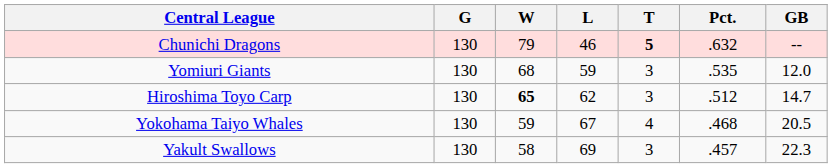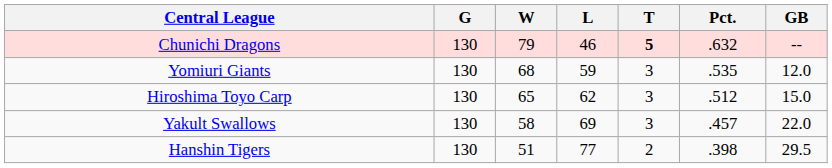(526, 96) bold -> (526, 96) normal
(796, 96) 14.7 -> (796, 96) 15.0
- row: (219, 123)
(796, 149) 22.3 -> (796, 123) 22.0
+ row: (219, 149)
